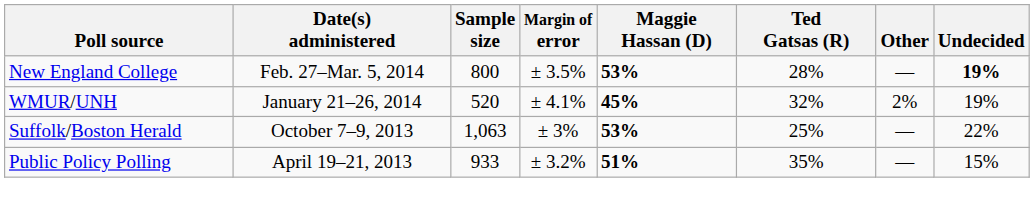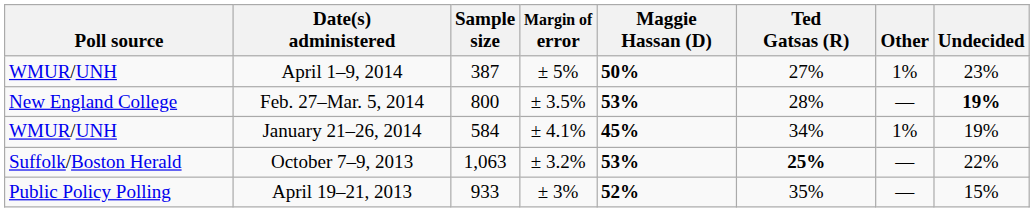+ row: (342, 71)
(485, 101) 520 -> (485, 131) 584
(806, 101) 32% -> (806, 131) 34%
(905, 101) 2% -> (905, 131) 1%
(558, 131) ± 3% -> (558, 161) ± 3.2%
(806, 131) normal -> (806, 161) bold
(558, 161) ± 3.2% -> (558, 191) ± 3%
(620, 161) 51% -> (620, 191) 52%
